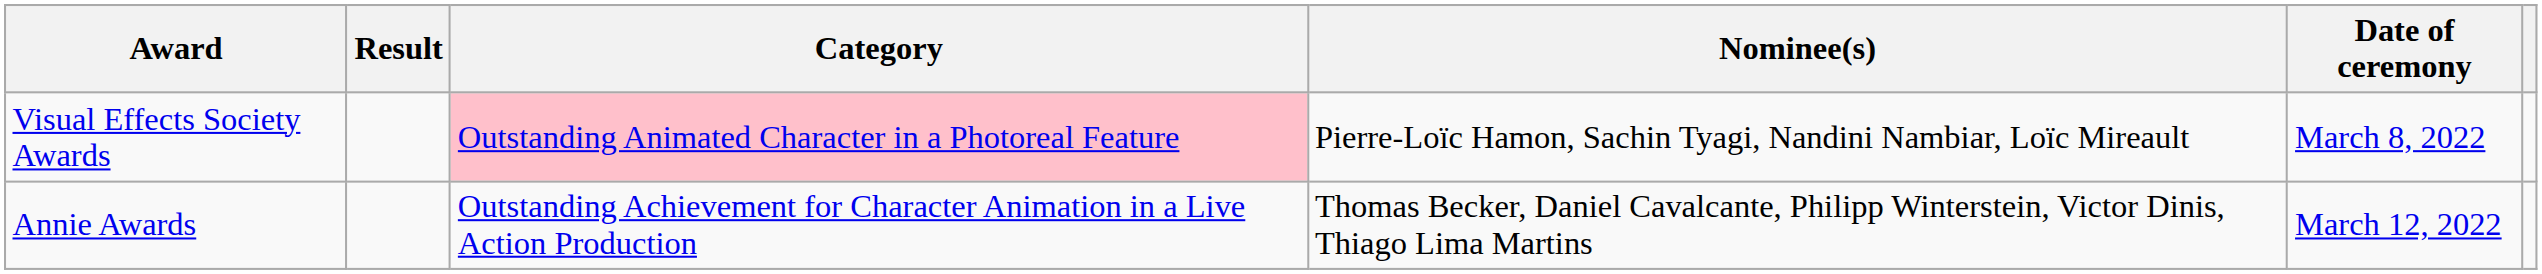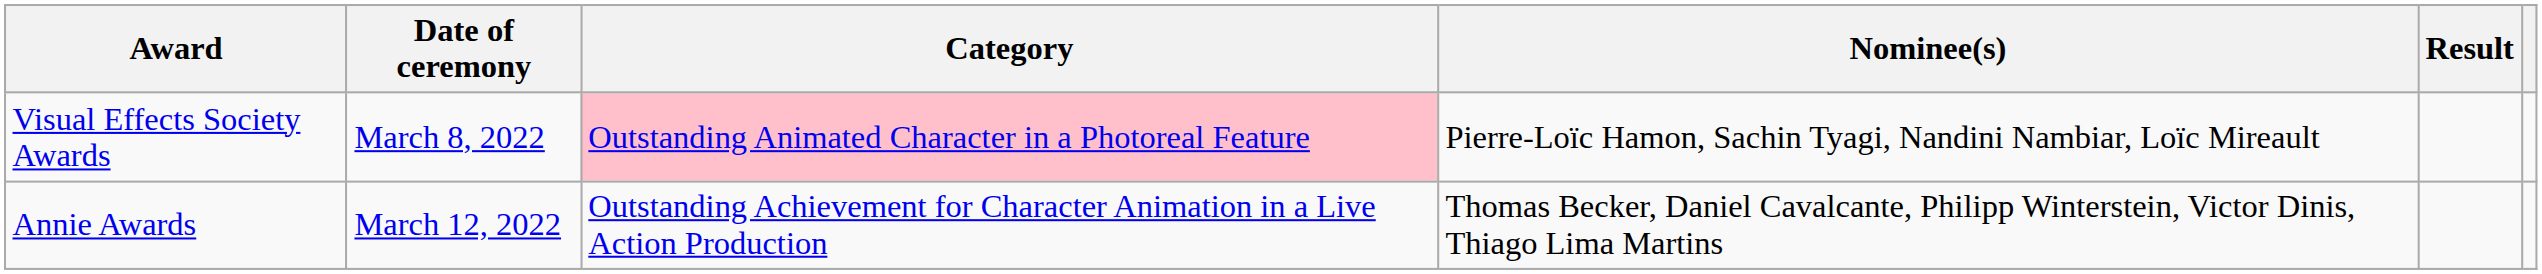columns swapped: (2404, 48) <-> (399, 48)
